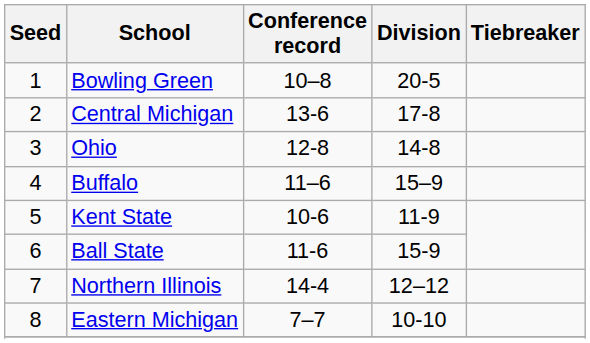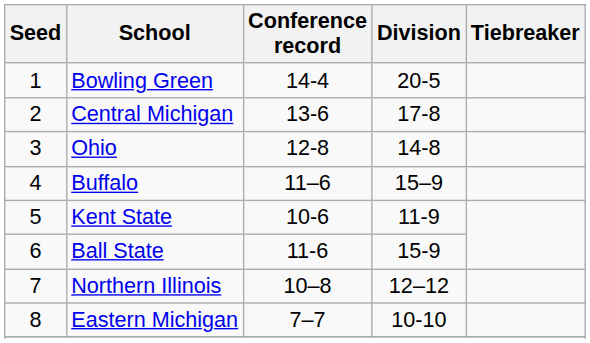(308, 80) 10–8 -> (308, 80) 14-4
(308, 285) 14-4 -> (308, 285) 10–8
